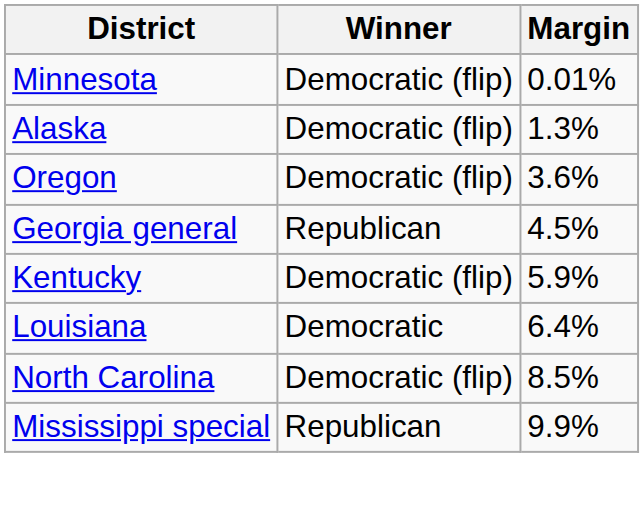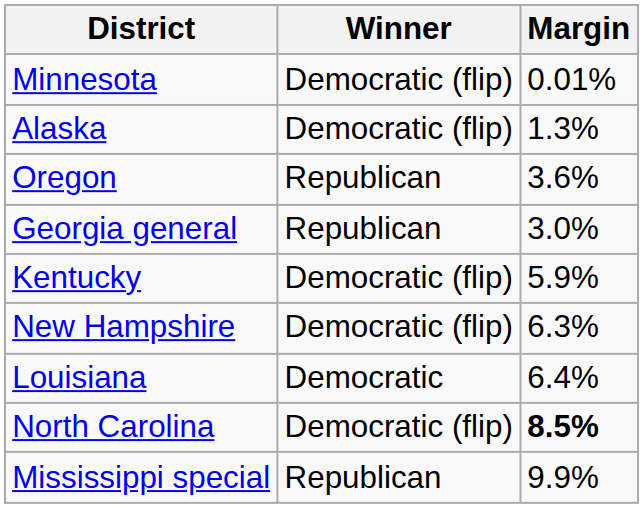(399, 178) Democratic (flip) -> (363, 178) Republican
(563, 228) 4.5% -> (563, 228) 3.0%
+ row: (124, 327)
(563, 377) normal -> (563, 427) bold
